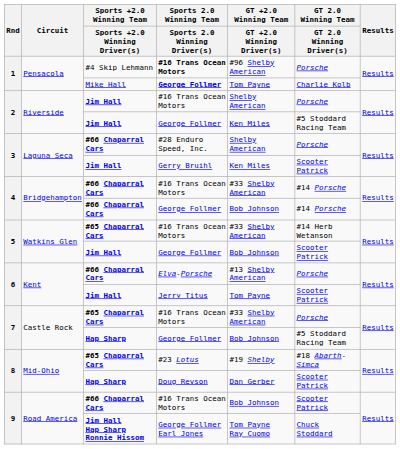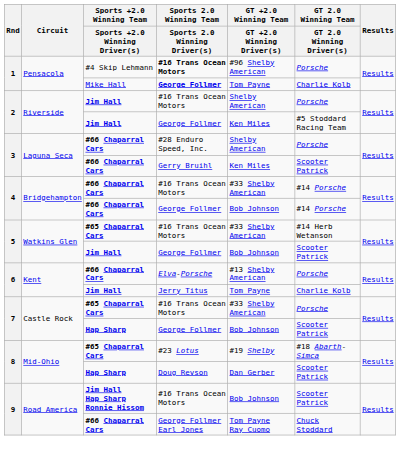(103, 166) Jim Hall -> (115, 166) #66 Chaparral Cars
(312, 295) Scooter Patrick -> (324, 290) Charlie Kolb
(321, 338) #5 Stoddard Racing Team -> (312, 329) Scooter Patrick
(115, 402) #66 Chaparral Cars -> (115, 398) Jim Hall Hap Sharp Ronnie Hissom
(115, 429) Jim Hall Hap Sharp Ronnie Hissom -> (115, 424) #66 Chaparral Cars
